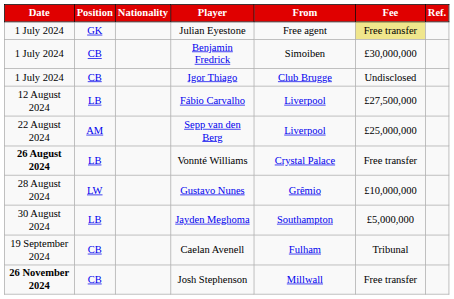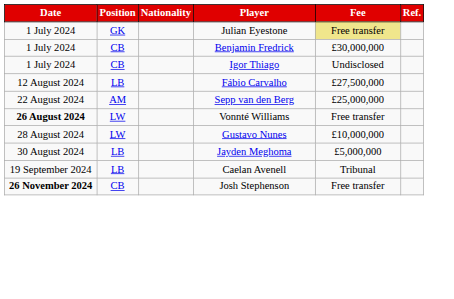- column: (305, 13)
(95, 161) LB -> (118, 117) LW
(95, 250) CB -> (118, 169) LB
